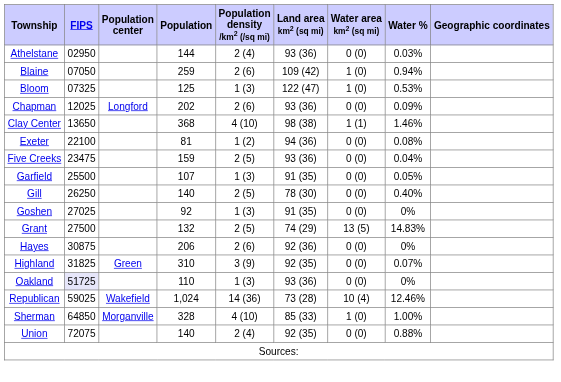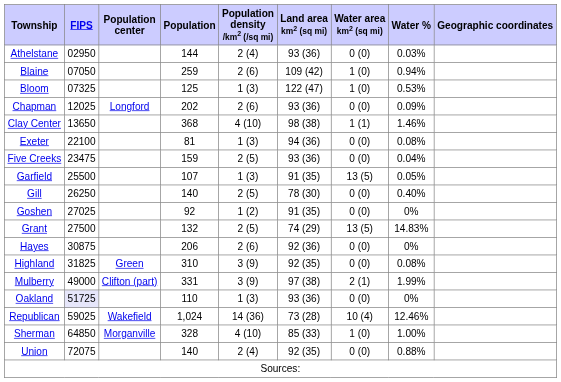(245, 141) 1 (2) -> (248, 141) 1 (3)
(356, 176) 0 (0) -> (360, 176) 13 (5)
(245, 211) 1 (3) -> (248, 211) 1 (2)
(408, 264) 0.07% -> (411, 264) 0.08%
+ row: (34, 281)
